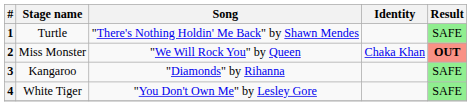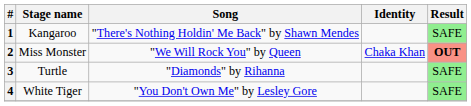(52, 33) Turtle -> (52, 33) Kangaroo
(52, 71) Kangaroo -> (52, 71) Turtle
